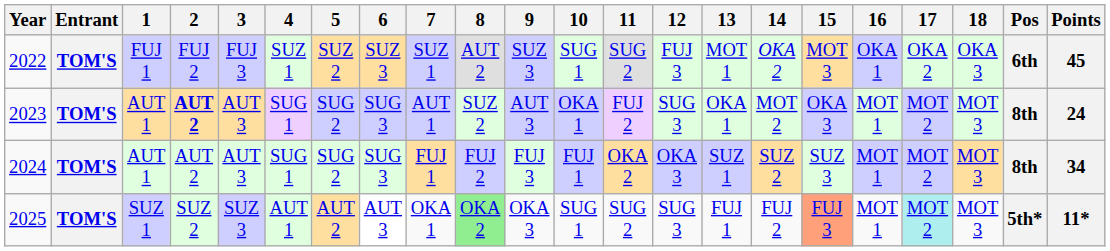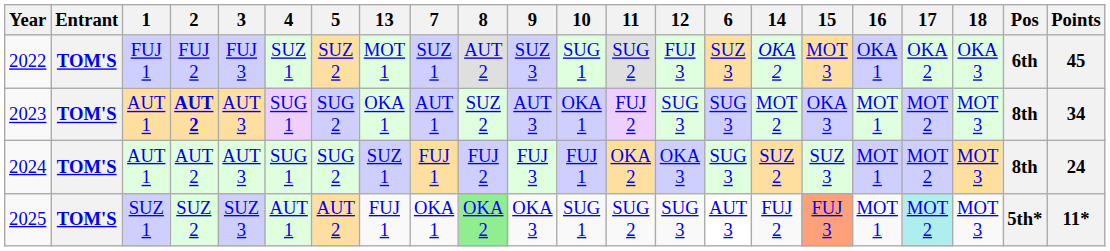columns swapped: (383, 19) <-> (727, 19)
(1076, 113) 24 -> (1076, 113) 34
(1076, 166) 34 -> (1076, 166) 24
